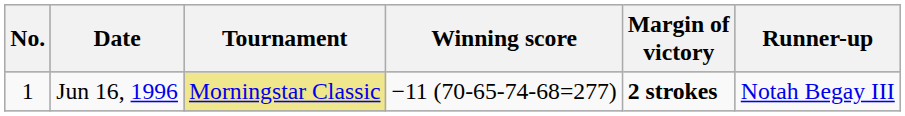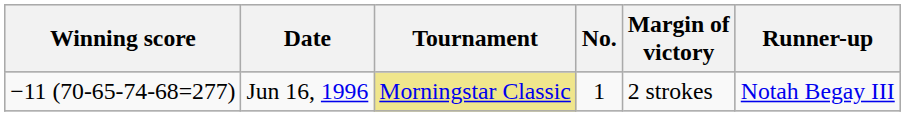columns swapped: (28, 38) <-> (504, 38)
(673, 91) bold -> (670, 91) normal
